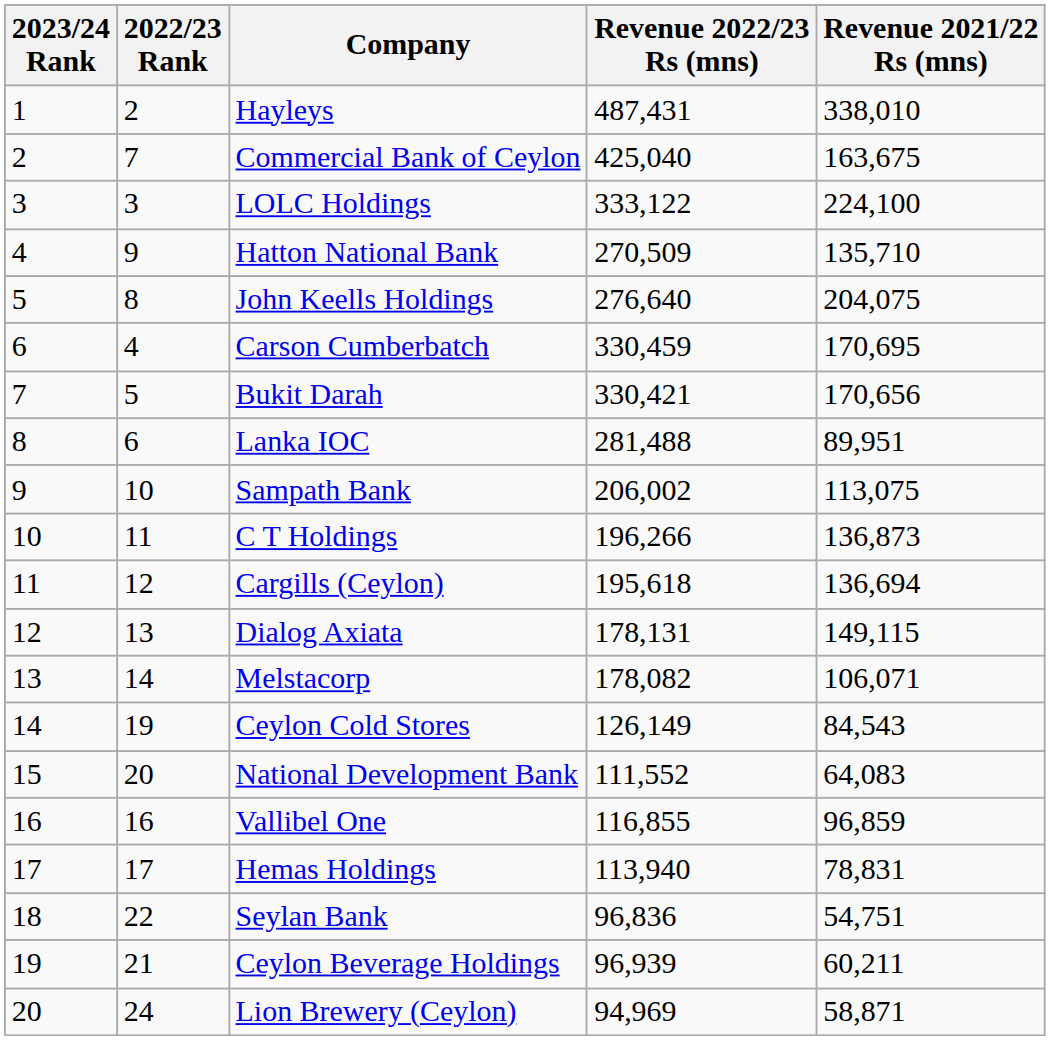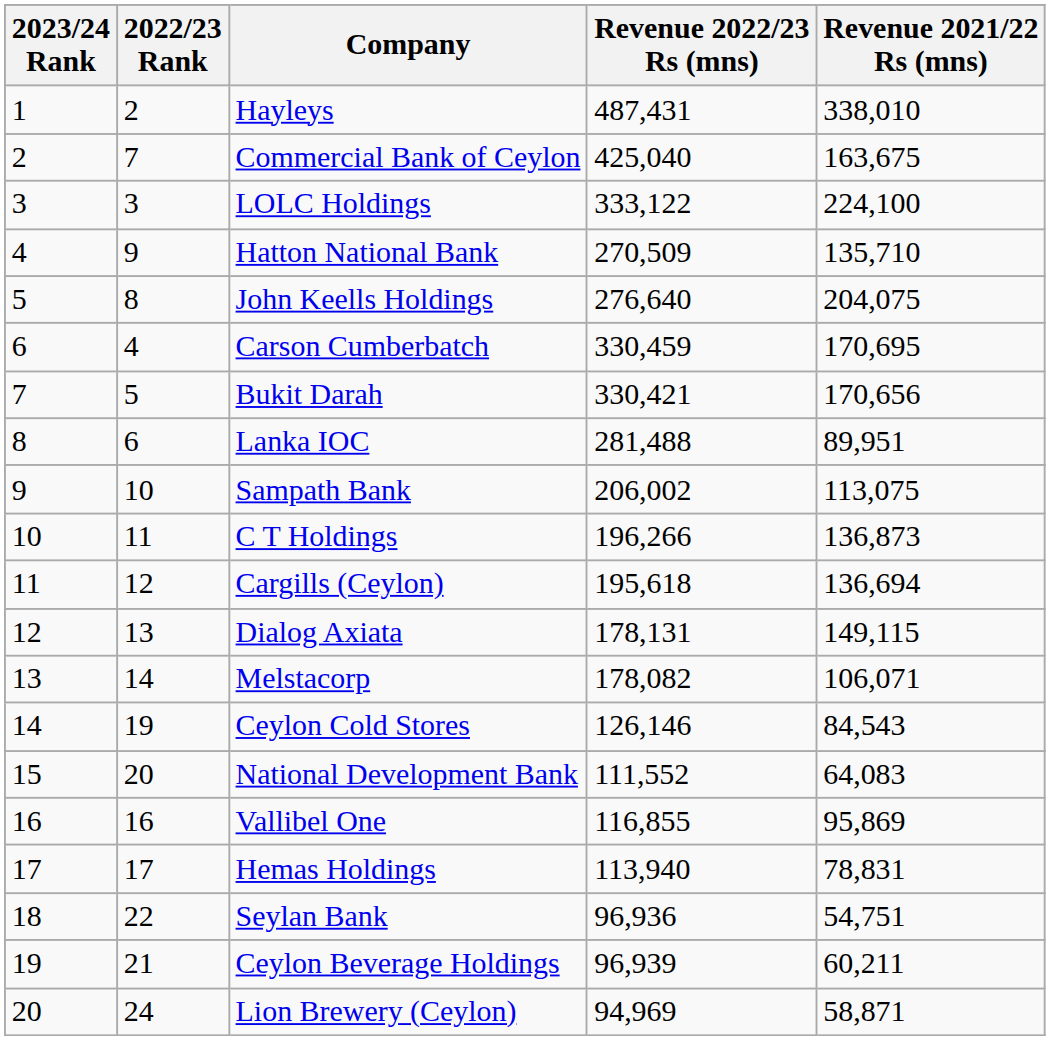(643, 726) 126,149 -> (643, 726) 126,146
(864, 821) 96,859 -> (864, 821) 95,869
(635, 916) 96,836 -> (635, 916) 96,936
